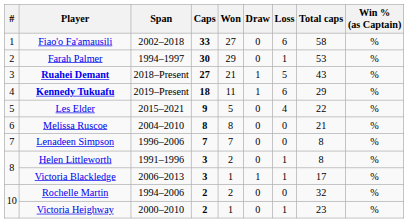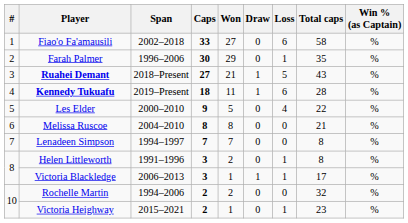(161, 58) 1994–1997 -> (161, 58) 1996–2006
(321, 58) 53 -> (321, 58) 35
(321, 92) 29 -> (321, 92) 28
(161, 109) 2015–2021 -> (161, 109) 2000–2010
(161, 142) 1996–2006 -> (161, 142) 1994–1997
(161, 209) 2000–2010 -> (161, 209) 2015–2021
